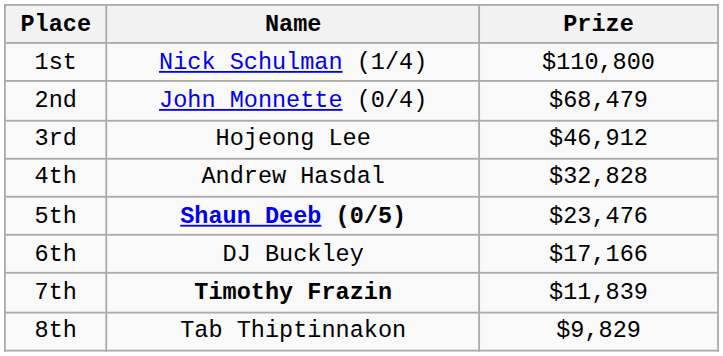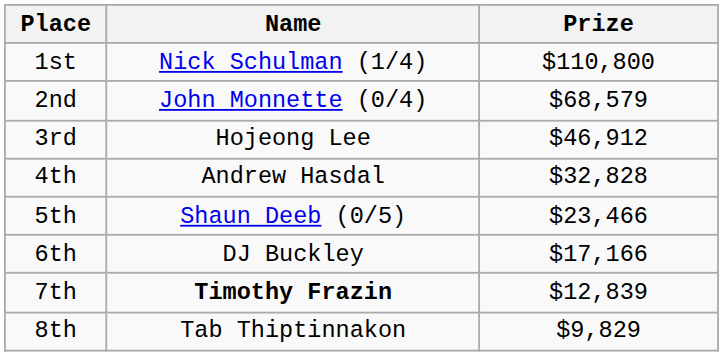(599, 101) $68,479 -> (599, 101) $68,579
(293, 216) bold -> (293, 216) normal
(599, 216) $23,476 -> (599, 216) $23,466
(599, 293) $11,839 -> (599, 293) $12,839
